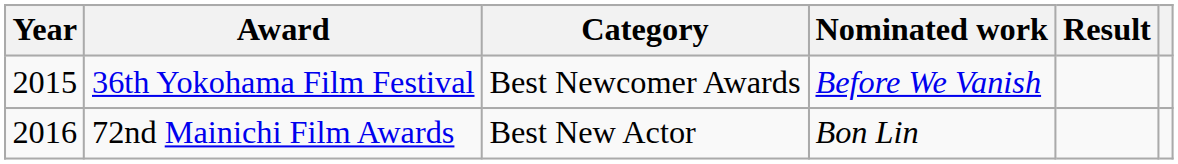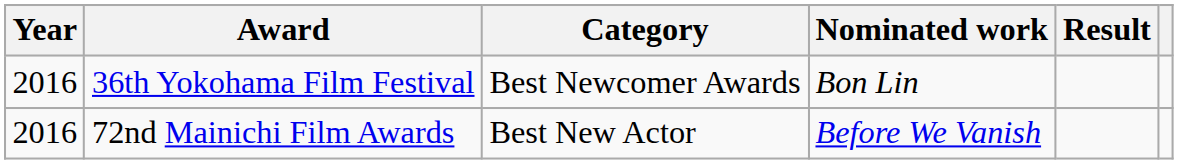(45, 81) 2015 -> (45, 81) 2016
(928, 81) Before We Vanish -> (867, 81) Bon Lin
(867, 132) Bon Lin -> (928, 132) Before We Vanish
